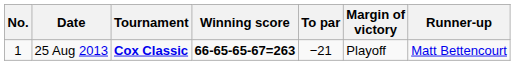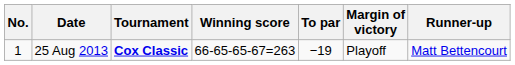(245, 50) bold -> (245, 50) normal
(321, 50) −21 -> (321, 50) −19
